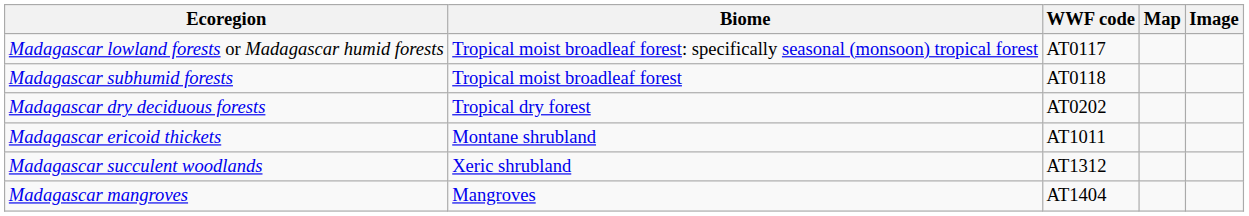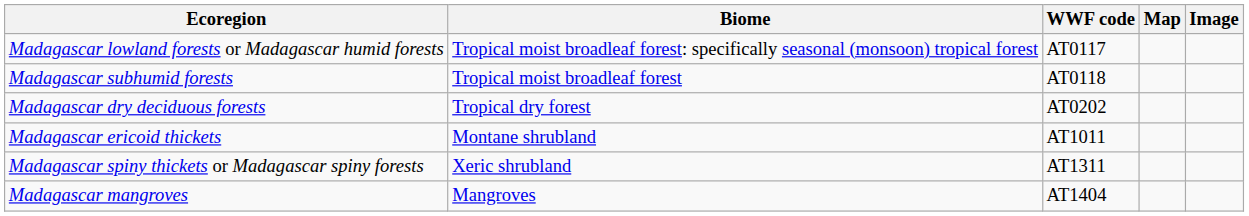+ row: (216, 166)
- row: (136, 166)
